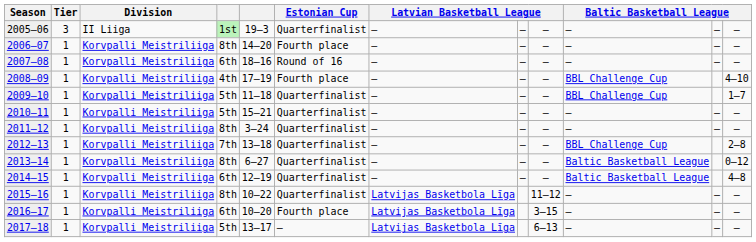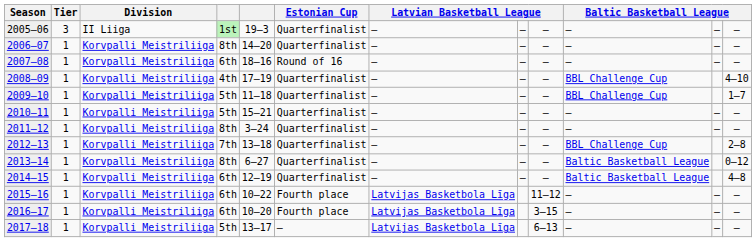(313, 46) Fourth place -> (322, 46) Quarterfinalist
(313, 79) Fourth place -> (322, 79) Quarterfinalist
(228, 195) 8th -> (228, 195) 6th
(322, 195) Quarterfinalist -> (313, 195) Fourth place
